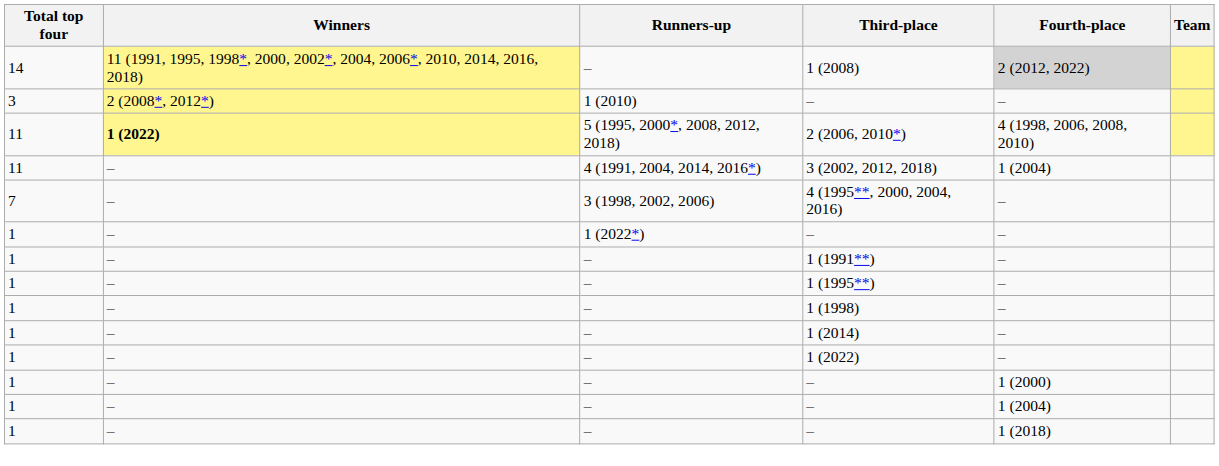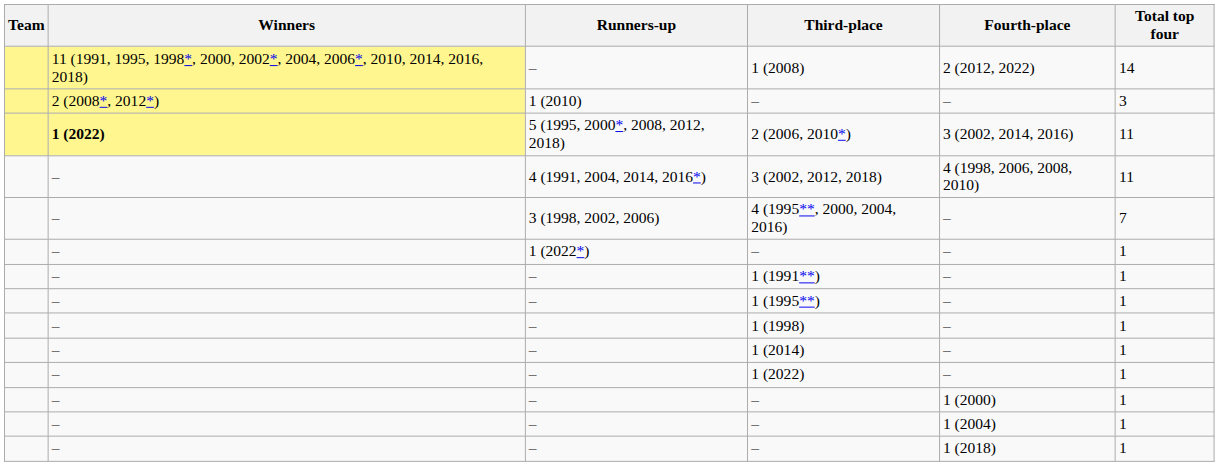columns swapped: (1192, 25) <-> (54, 25)
(1044, 67) lightgrey background -> (989, 67) no background
(1063, 134) 4 (1998, 2006, 2008, 2010) -> (1008, 134) 3 (2002, 2014, 2016)
(1024, 167) 1 (2004) -> (1008, 176) 4 (1998, 2006, 2008, 2010)
